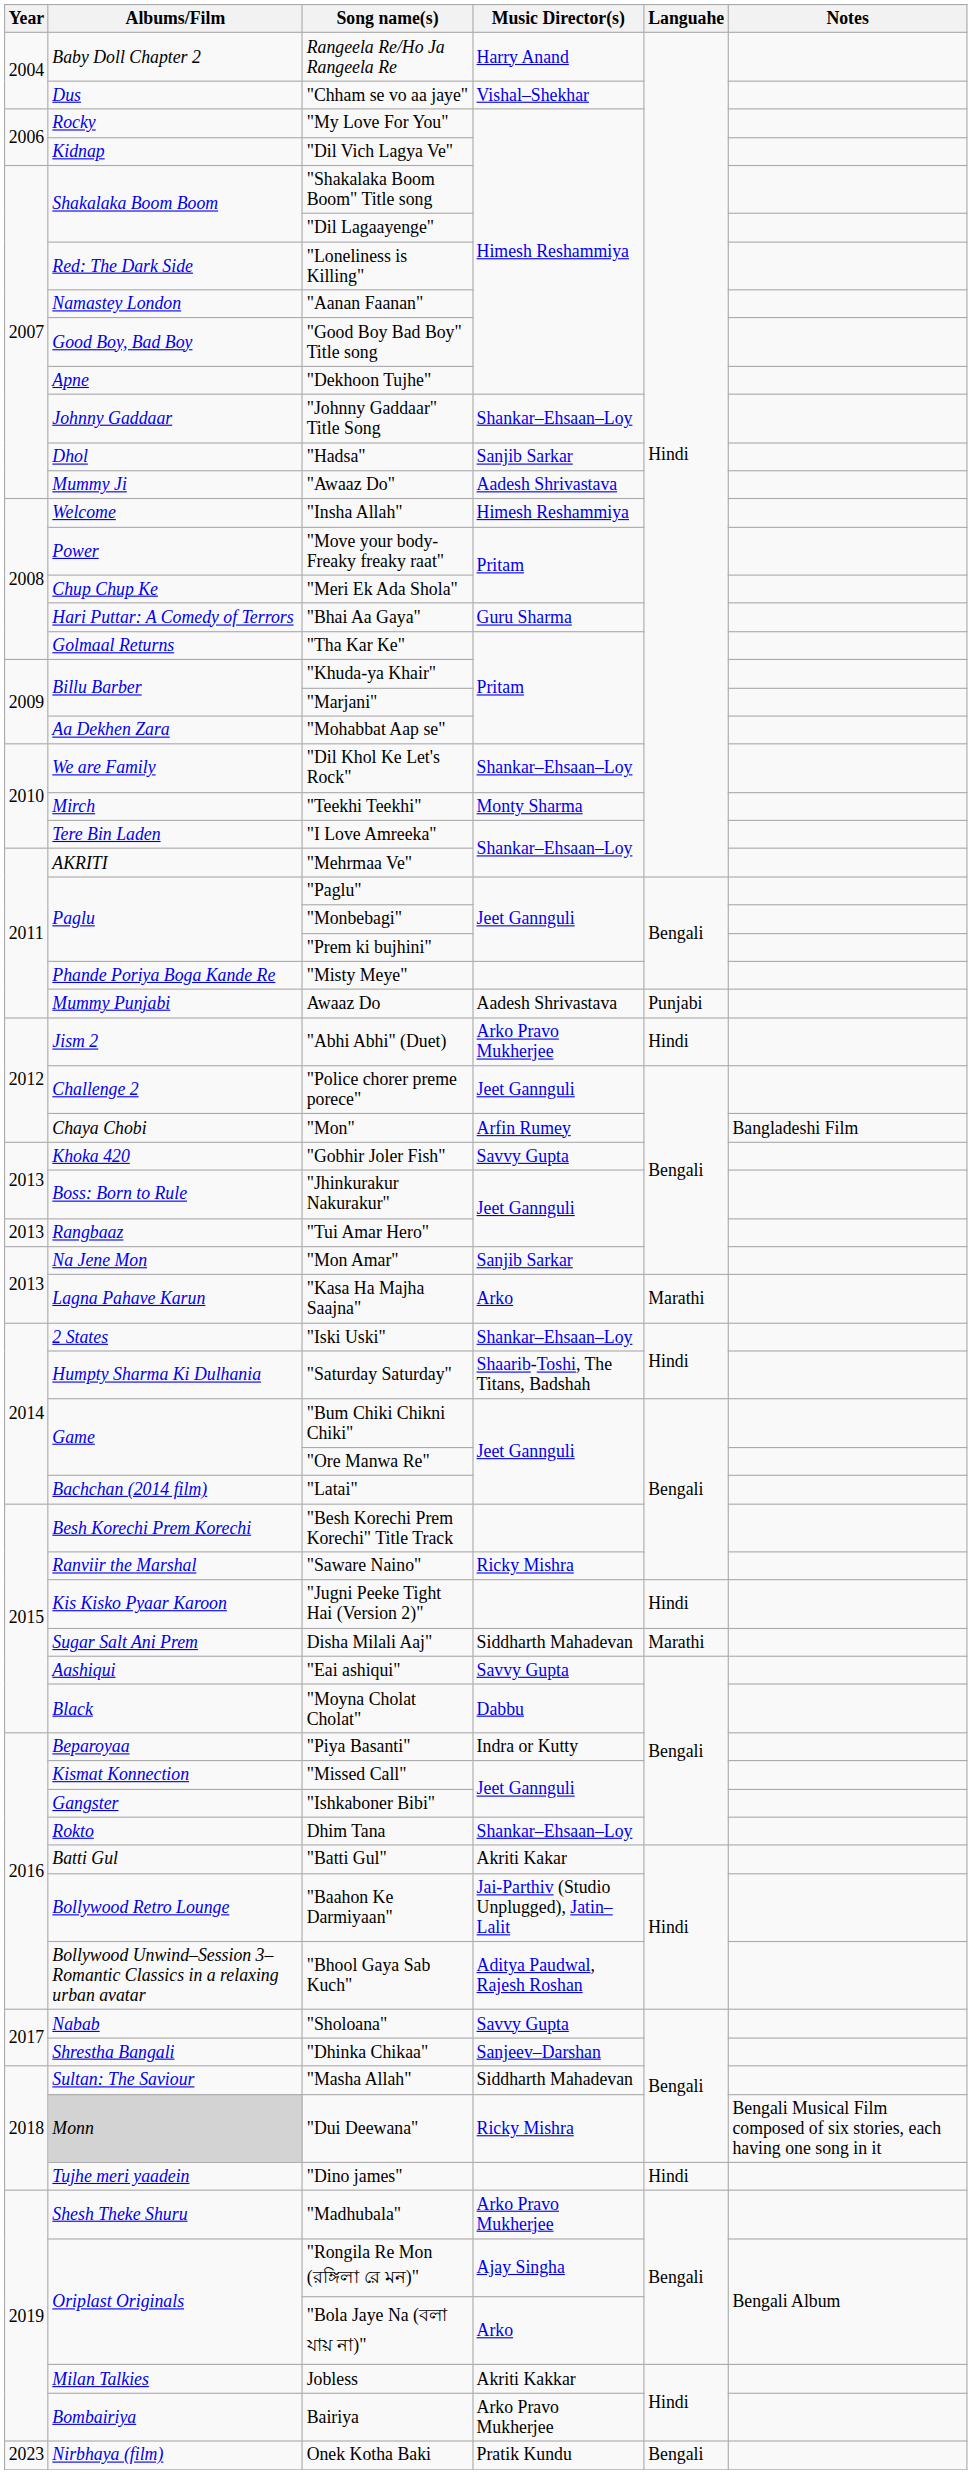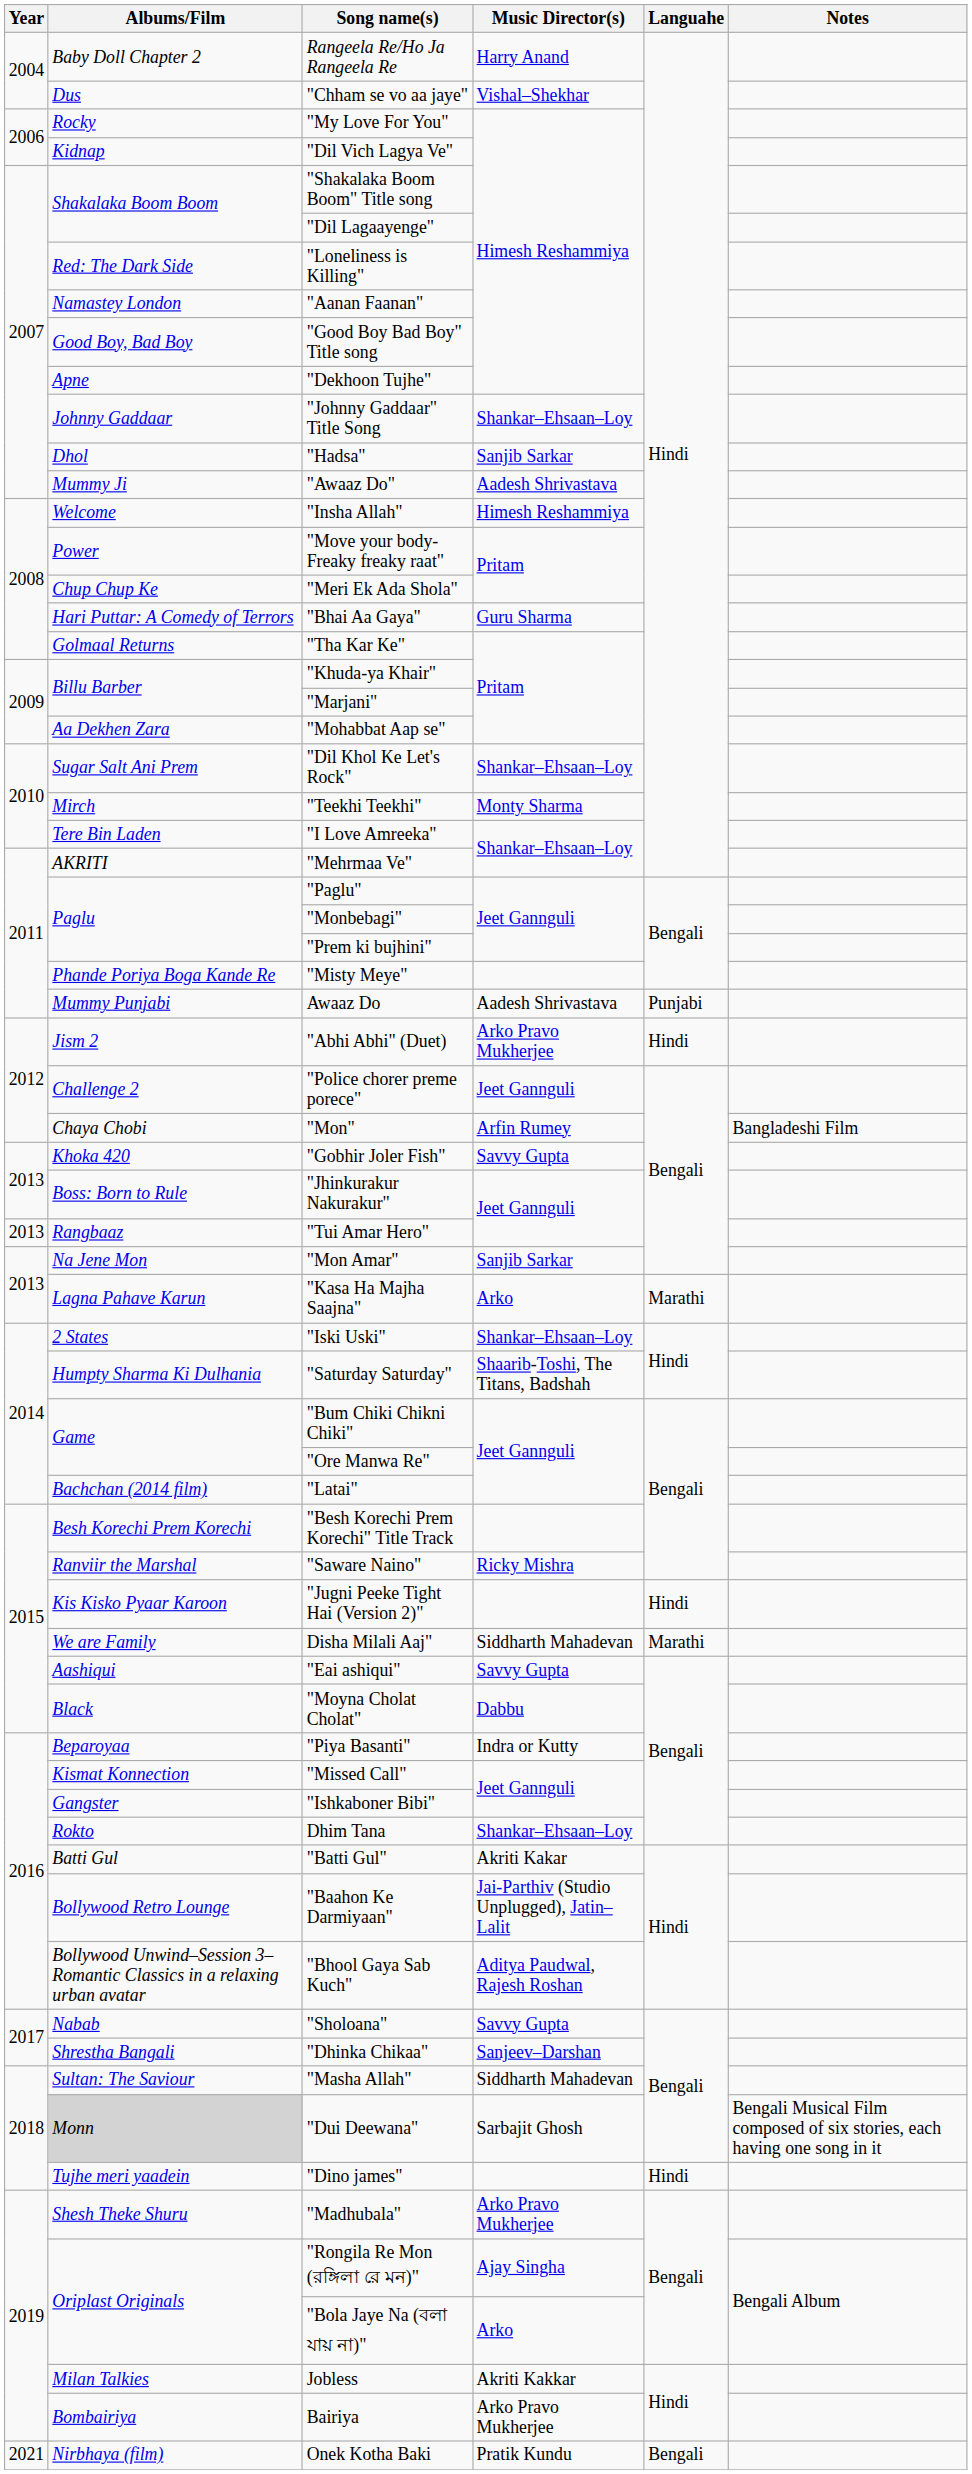(104, 768) We are Family -> (125, 768) Sugar Salt Ani Prem
(125, 1642) Sugar Salt Ani Prem -> (104, 1642) We are Family
(525, 2128) Ricky Mishra -> (530, 2128) Sarbajit Ghosh
(26, 2455) 2023 -> (26, 2455) 2021
